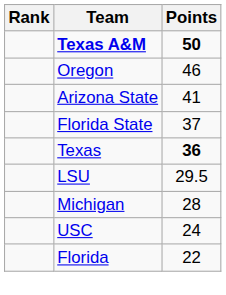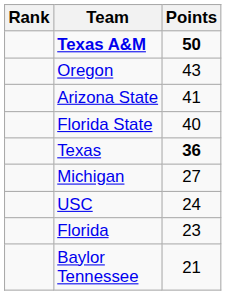(191, 71) 46 -> (191, 71) 43
(191, 124) 37 -> (191, 124) 40
- row: (74, 177)
(191, 204) 28 -> (191, 177) 27
(191, 257) 22 -> (191, 230) 23
+ row: (98, 267)
